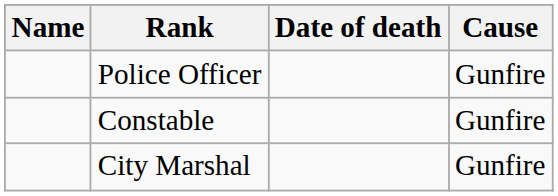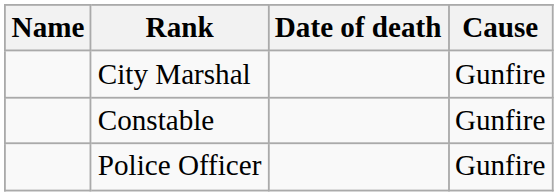rows swapped: (174, 166) <-> (180, 73)
